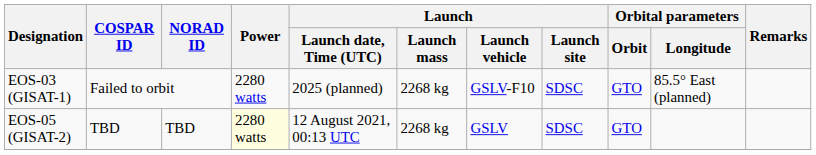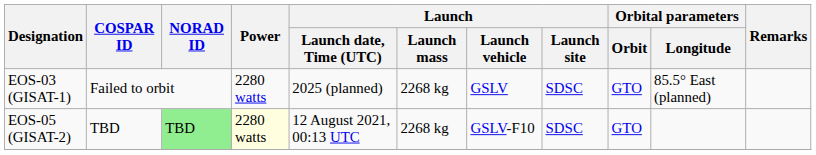(503, 88) GSLV-F10 -> (489, 88) GSLV
(180, 128) no background -> (180, 128) lightgreen background
(489, 128) GSLV -> (503, 128) GSLV-F10
